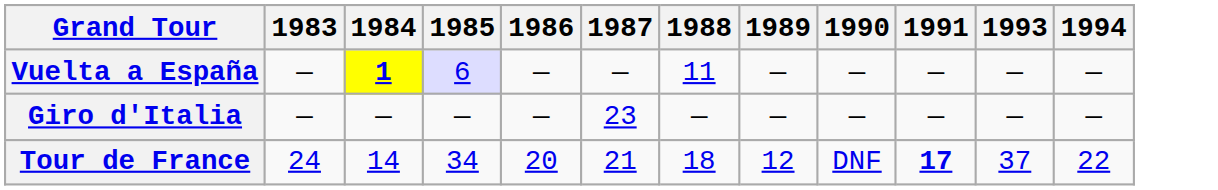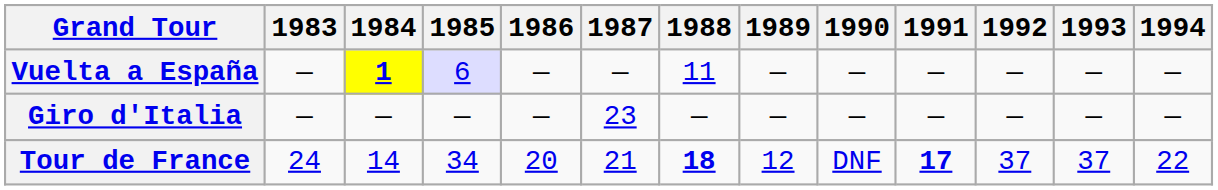+ column: (1015, 27)
(699, 162) normal -> (699, 162) bold
